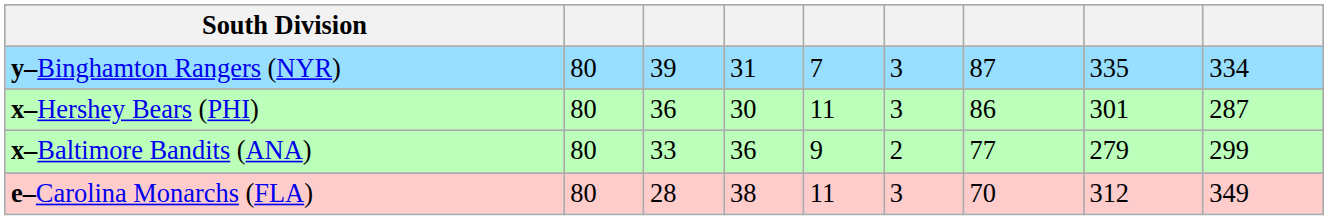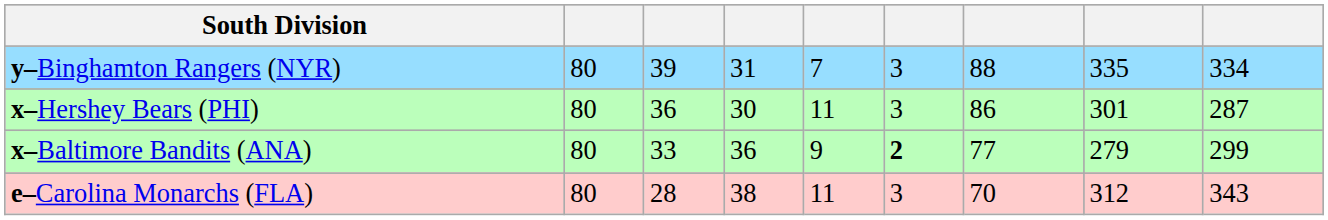(983, 67) 87 -> (983, 67) 88
(896, 151) normal -> (896, 151) bold
(1229, 192) 349 -> (1229, 192) 343
